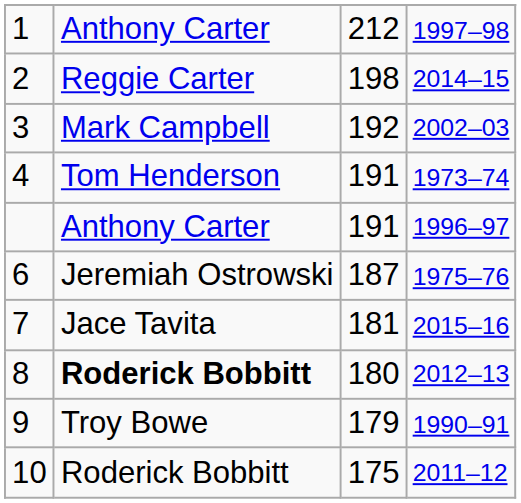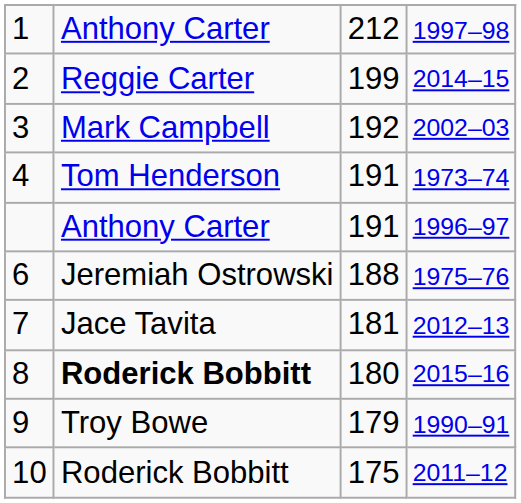(374, 78) 198 -> (374, 78) 199
(374, 275) 187 -> (374, 275) 188
(461, 325) 2015–16 -> (461, 325) 2012–13
(461, 374) 2012–13 -> (461, 374) 2015–16
